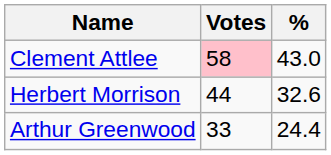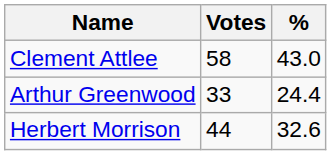(219, 58) pink background -> (219, 58) no background
rows swapped: (95, 94) <-> (103, 130)
